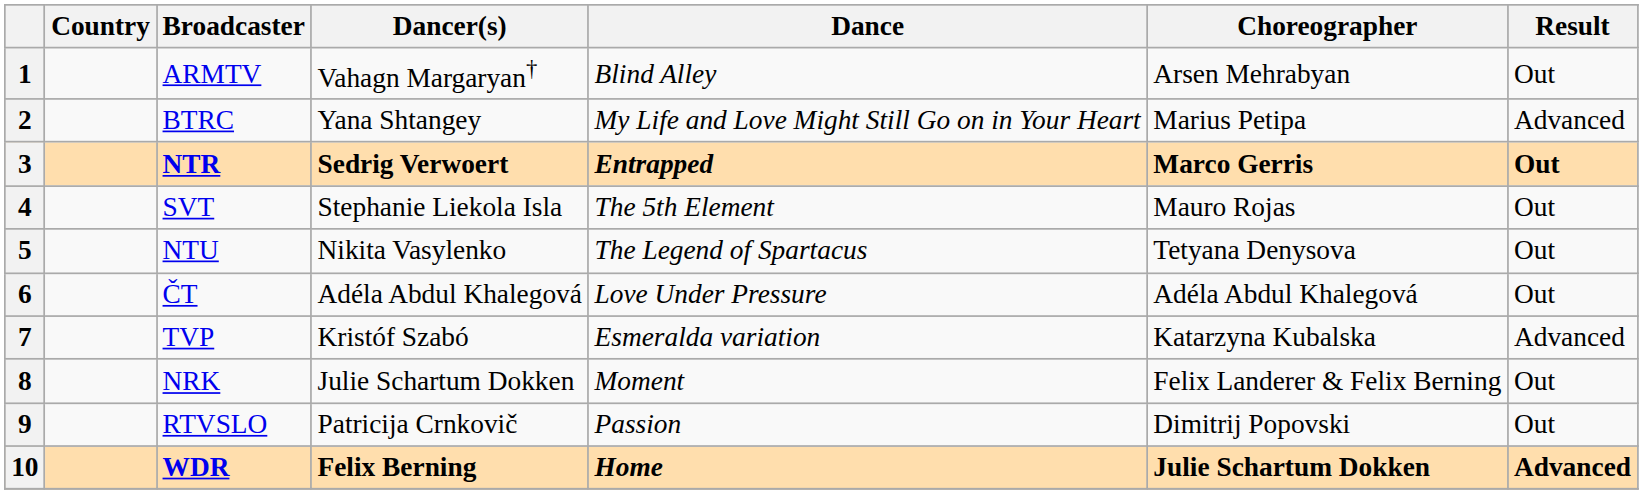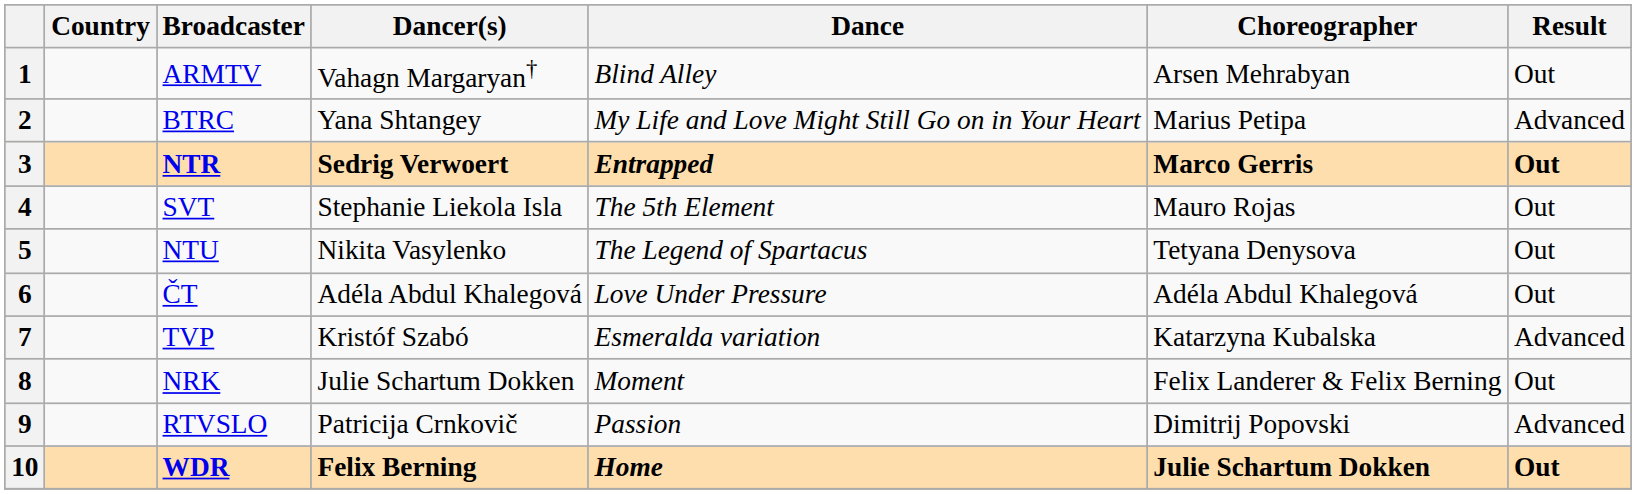(1534, 424) Out -> (1569, 424) Advanced
(1572, 467) Advanced -> (1537, 467) Out
